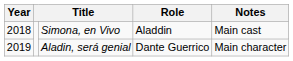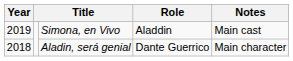(19, 30) 2018 -> (19, 30) 2019
(19, 47) 2019 -> (19, 47) 2018
